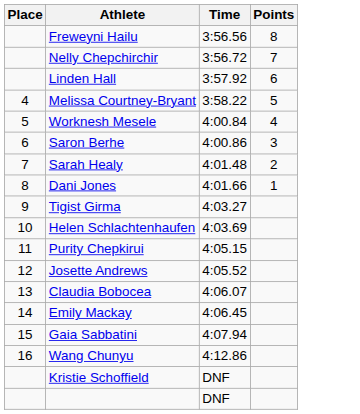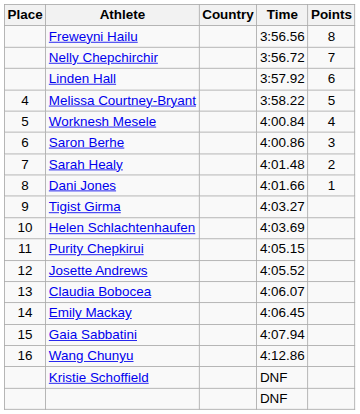+ column: (228, 15)
